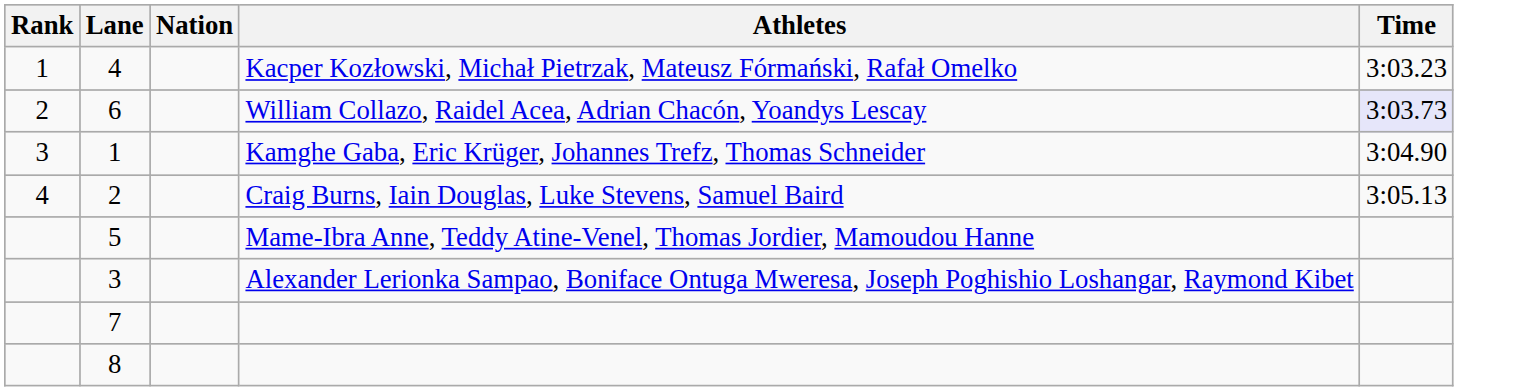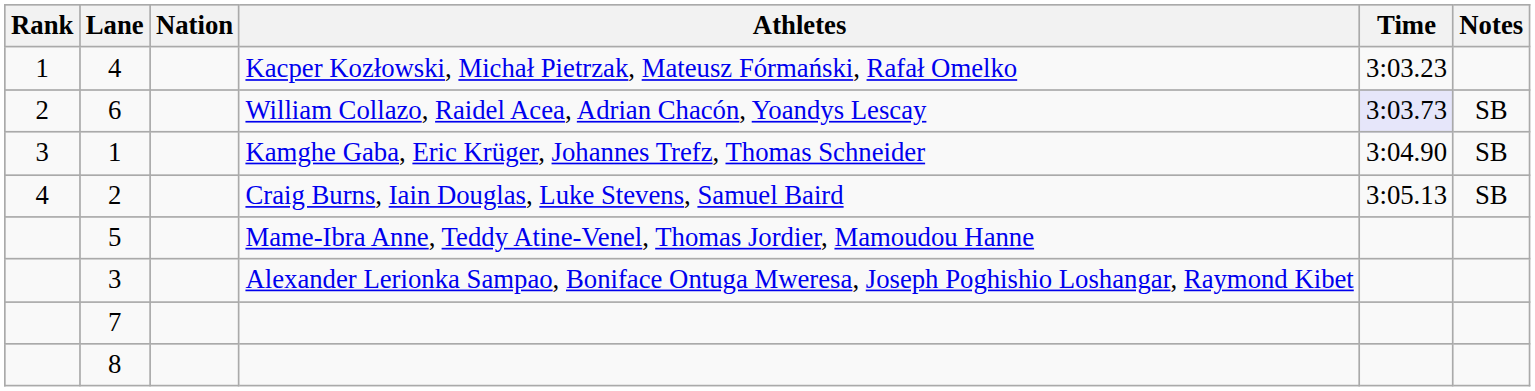+ column: (1491, 25)
